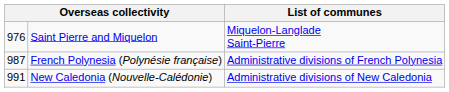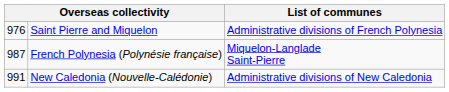(274, 36) Miquelon-Langlade Saint-Pierre -> (335, 30) Administrative divisions of French Polynesia
(335, 60) Administrative divisions of French Polynesia -> (274, 54) Miquelon-Langlade Saint-Pierre
